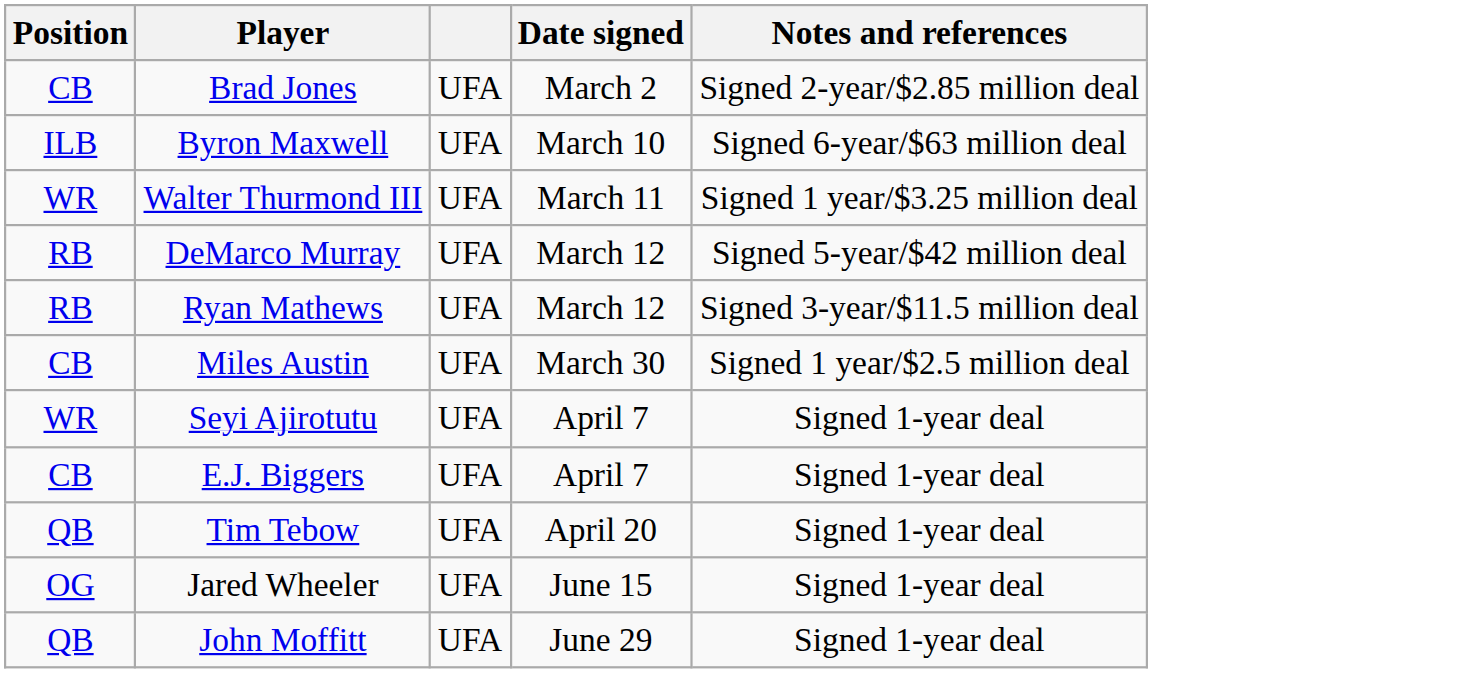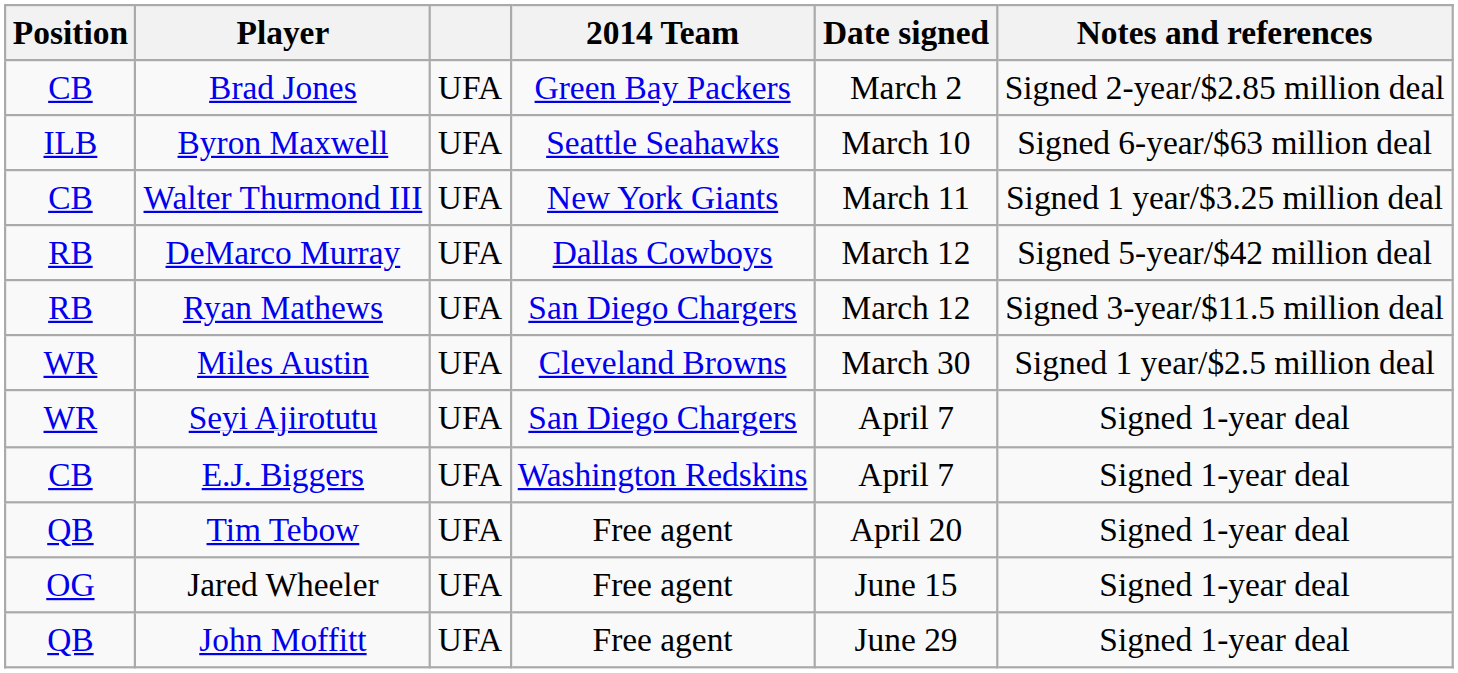+ column: (663, 32)
(70, 197) WR -> (70, 197) CB
(70, 363) CB -> (70, 363) WR
